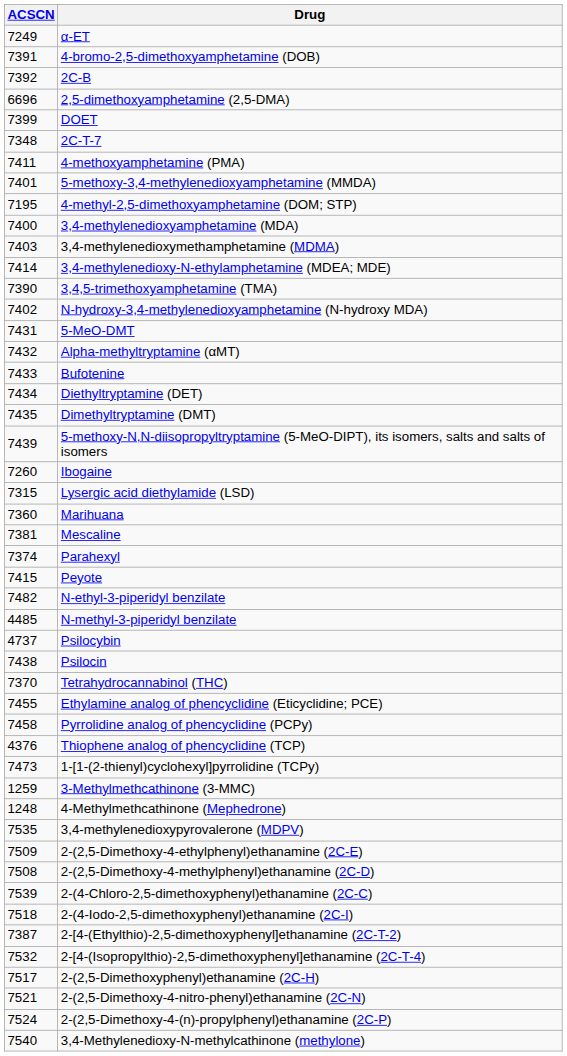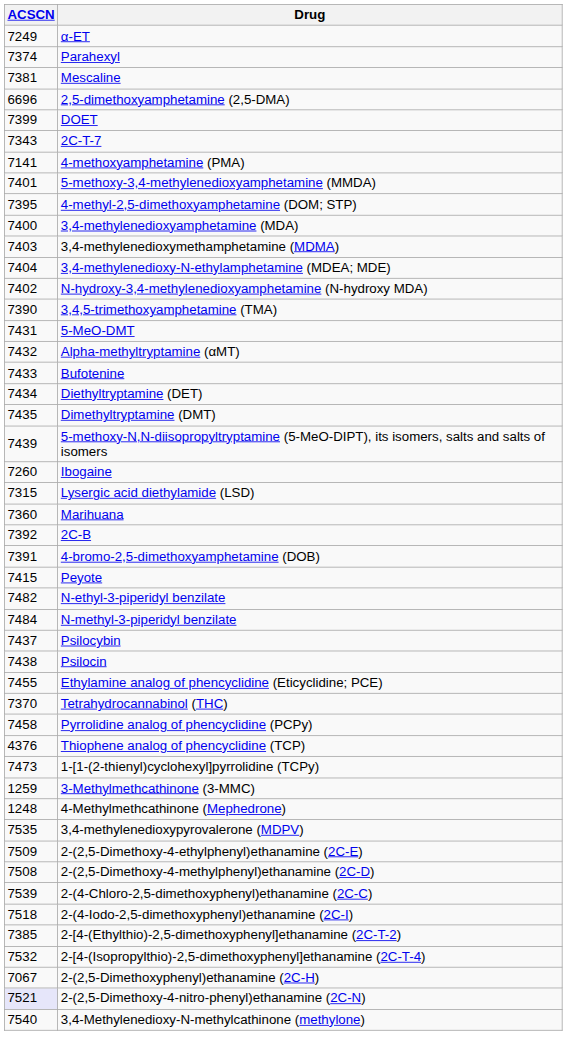rows swapped: (190, 57) <-> (90, 556)
rows swapped: (76, 78) <-> (91, 535)
(22, 141) 7348 -> (22, 141) 7343
(22, 162) 7411 -> (22, 162) 7141
(22, 204) 7195 -> (22, 204) 7395
(22, 267) 7414 -> (22, 267) 7404
rows swapped: (244, 309) <-> (169, 288)
(22, 619) 4485 -> (22, 619) 7484
(22, 640) 4737 -> (22, 640) 7437
rows swapped: (144, 682) <-> (222, 703)
(22, 935) 7387 -> (22, 935) 7385
(22, 977) 7517 -> (22, 977) 7067
(22, 998) no background -> (22, 998) lavender background
- row: (226, 1019)
